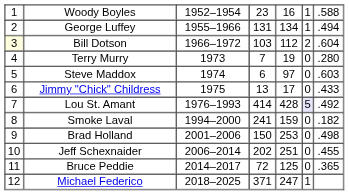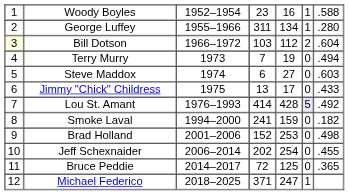(262, 27) 131 -> (262, 27) 311
(328, 27) .494 -> (328, 27) .280
(328, 58) .280 -> (328, 58) .494
(289, 74) 97 -> (289, 74) 27
(262, 135) 150 -> (262, 135) 152
(289, 151) 251 -> (289, 151) 254
